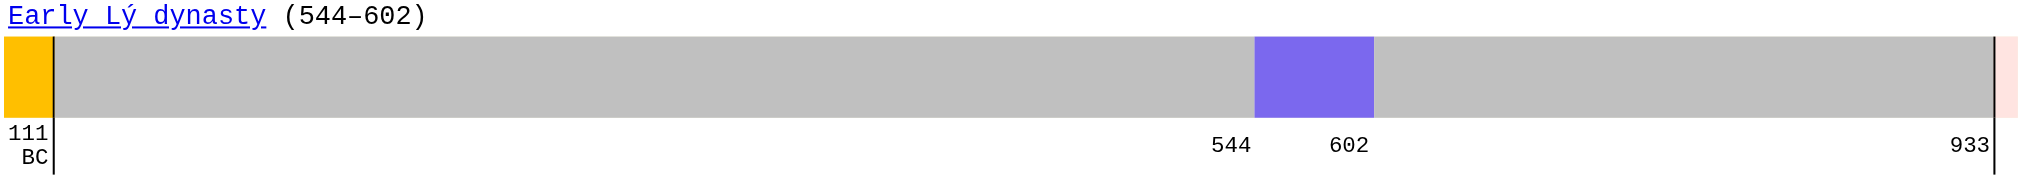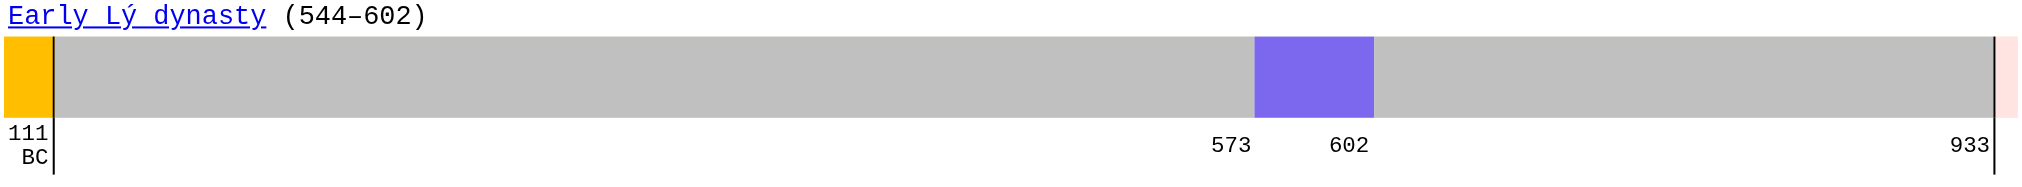(1231, 146) 544 -> (1231, 146) 573
